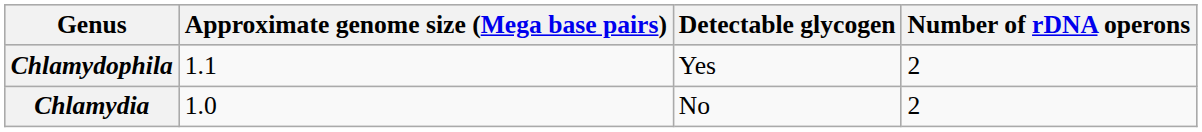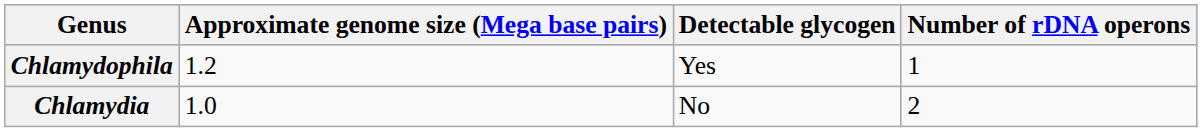(201, 65) 1.1 -> (201, 65) 1.2
(914, 65) 2 -> (914, 65) 1
